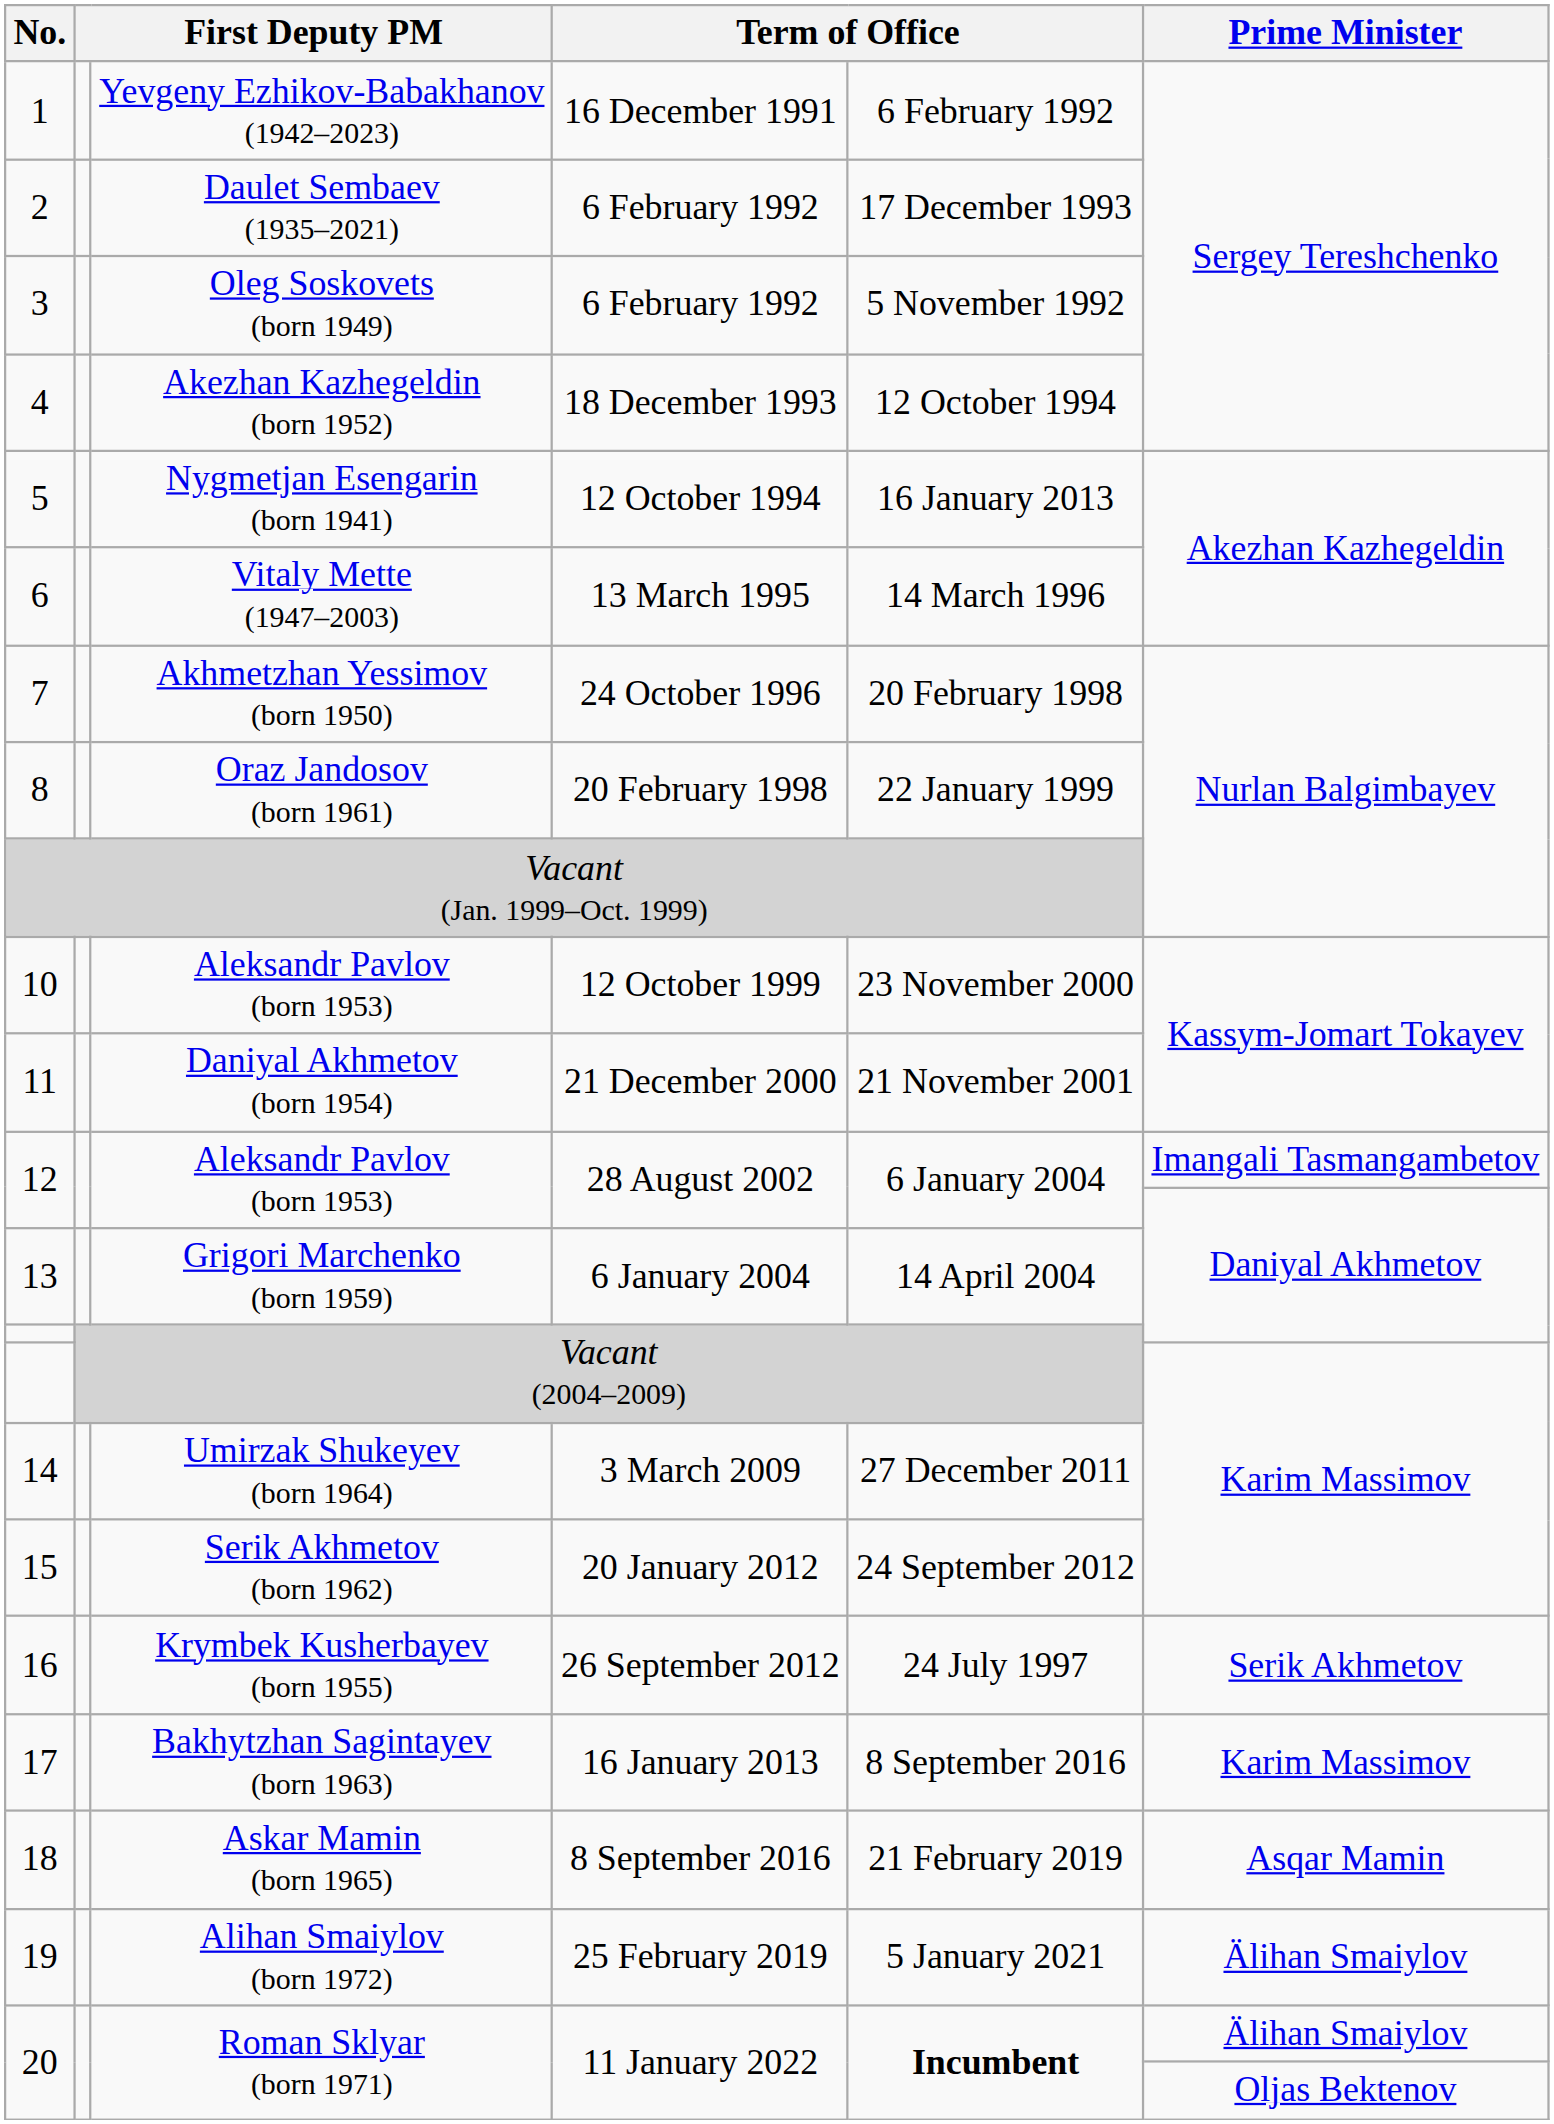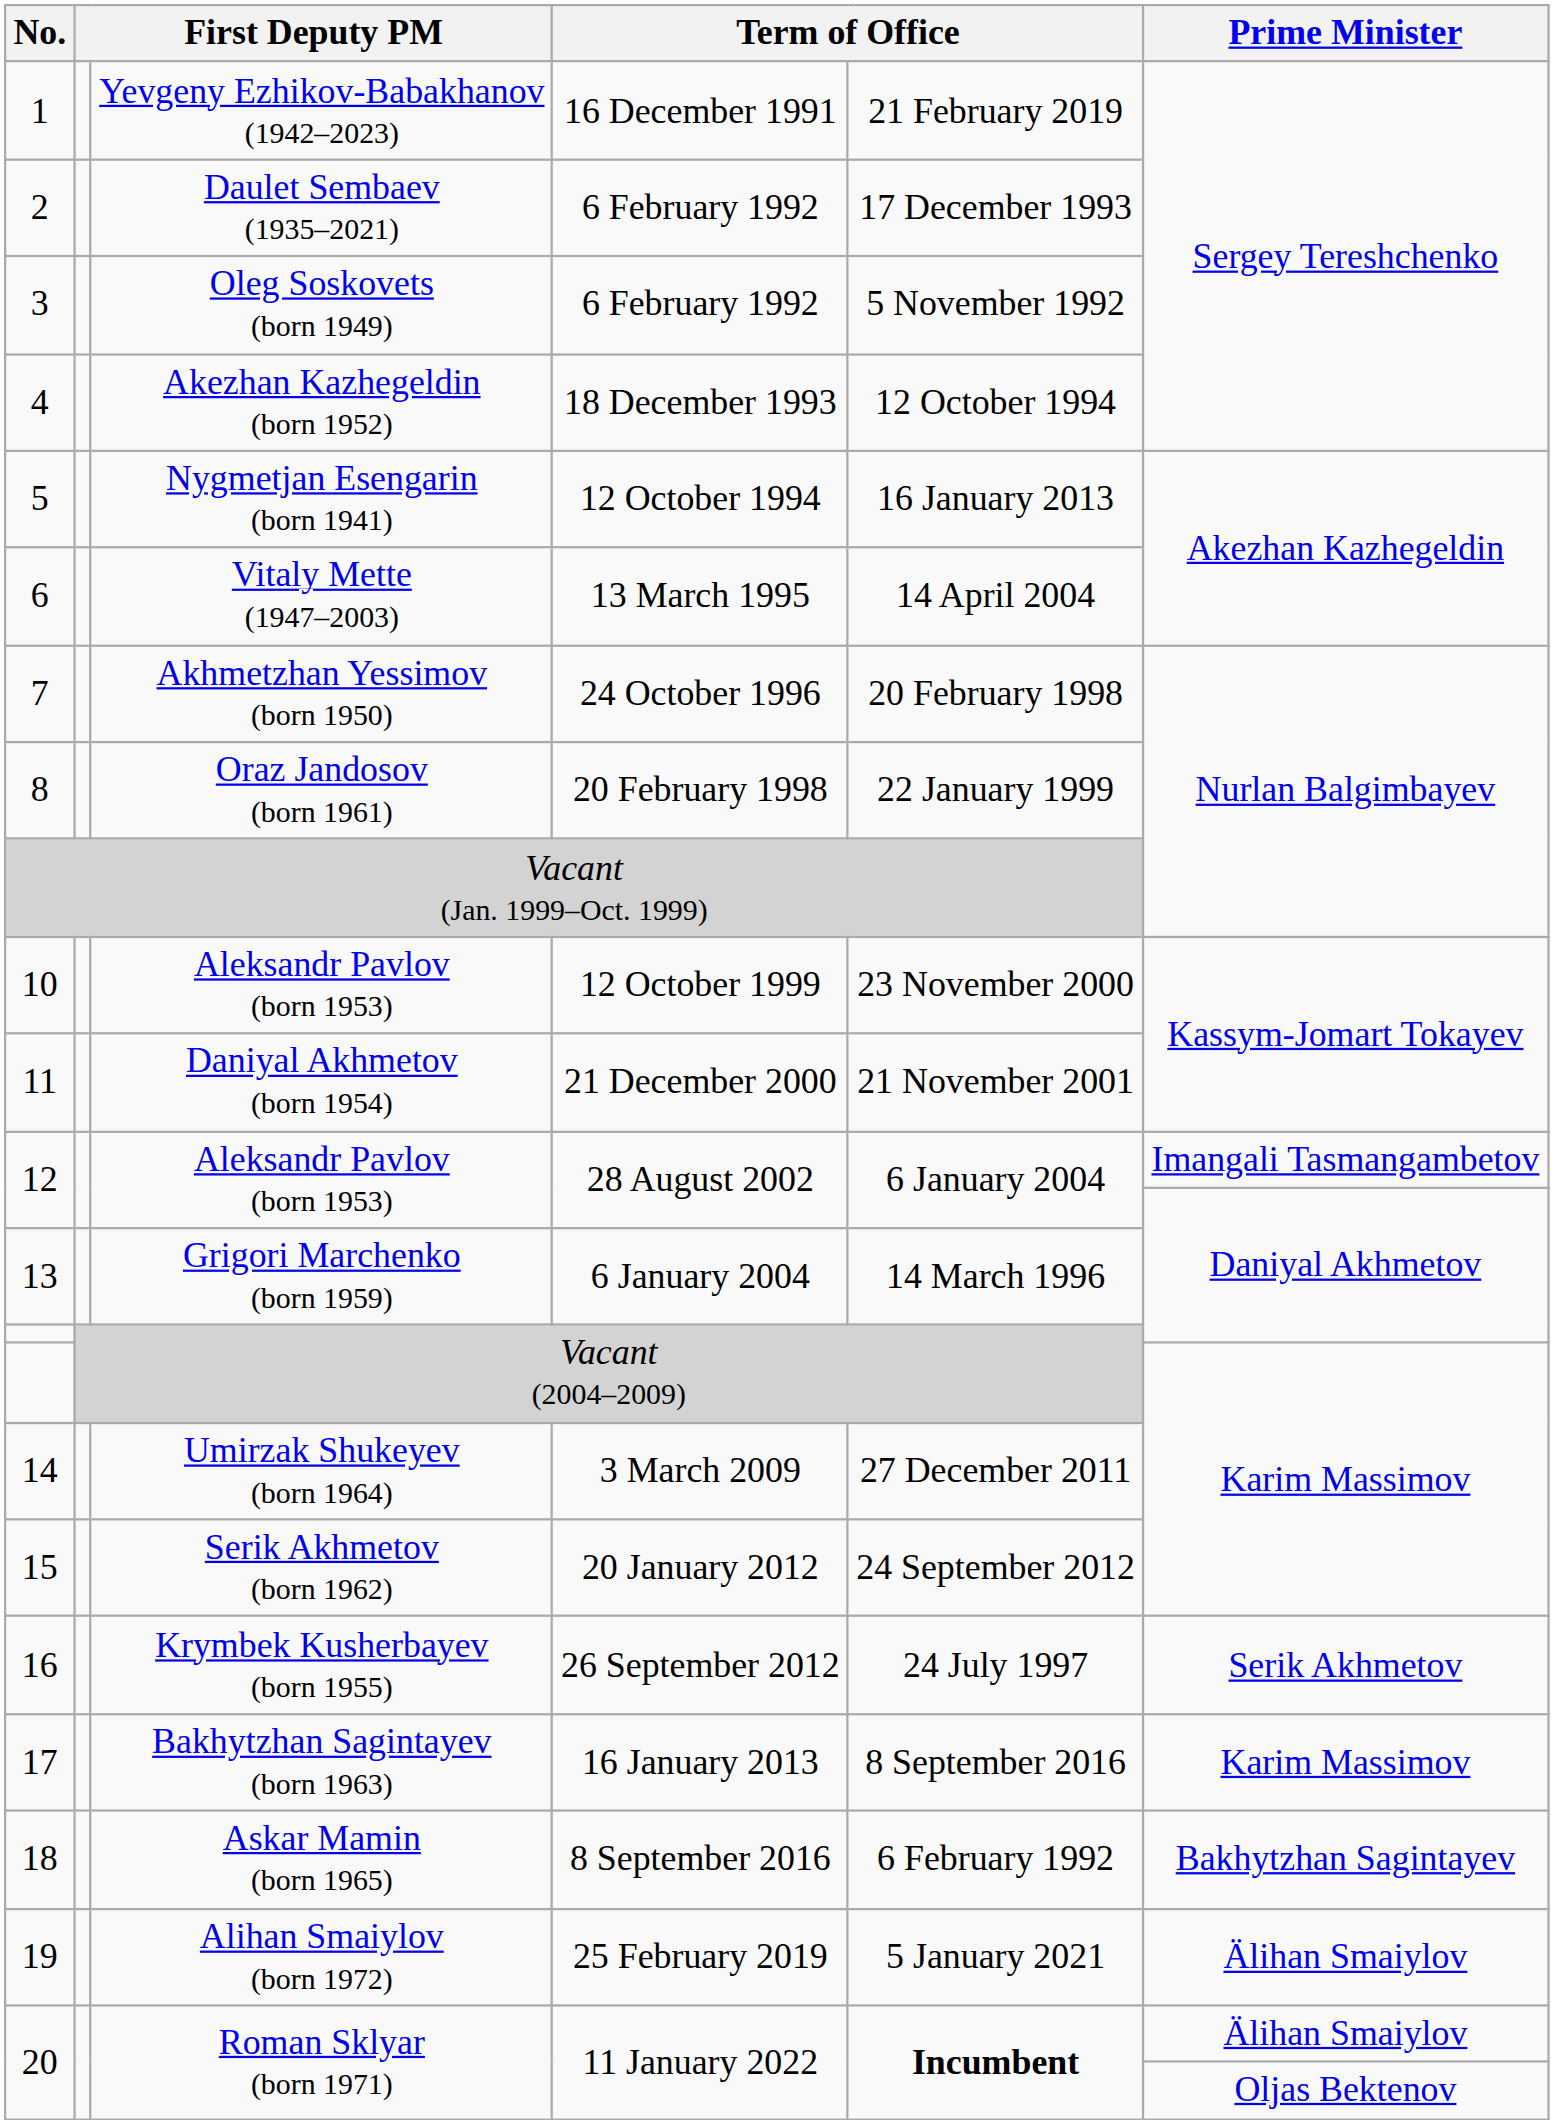(996, 109) 6 February 1992 -> (996, 109) 21 February 2019
(996, 595) 14 March 1996 -> (996, 595) 14 April 2004
(996, 1275) 14 April 2004 -> (996, 1275) 14 March 1996
(996, 1858) 21 February 2019 -> (996, 1858) 6 February 1992
(1345, 1858) Asqar Mamin -> (1345, 1858) Bakhytzhan Sagintayev
